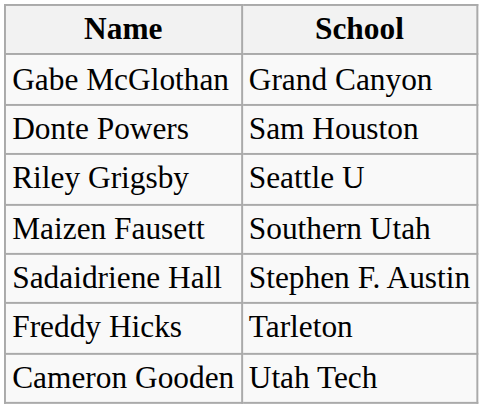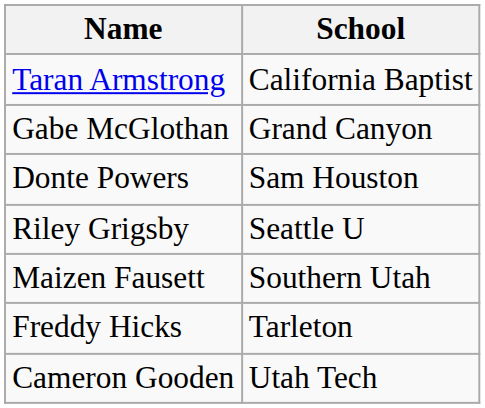+ row: (119, 79)
- row: (117, 278)
